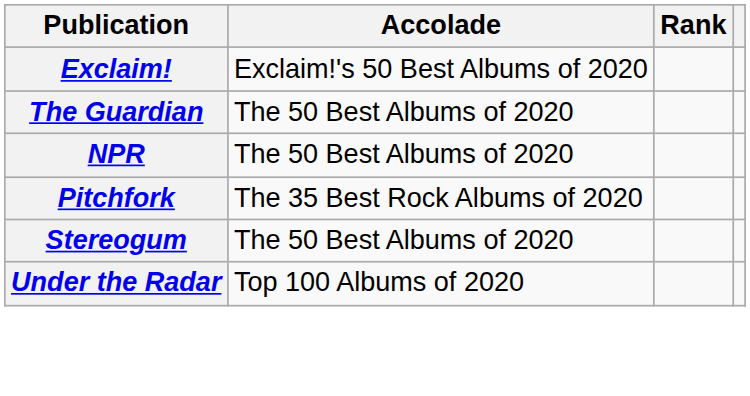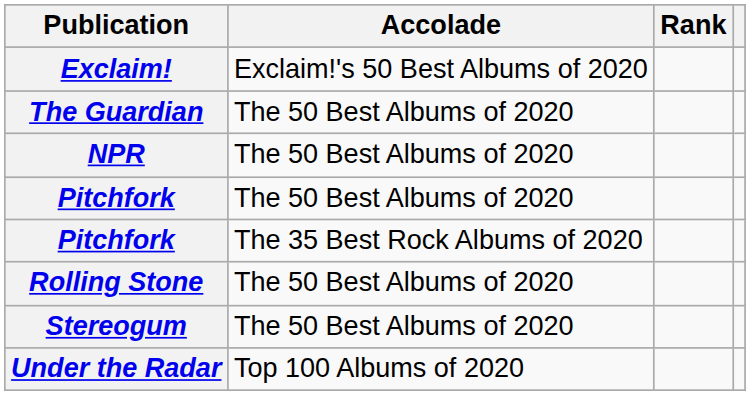+ row: (116, 197)
+ row: (116, 283)
